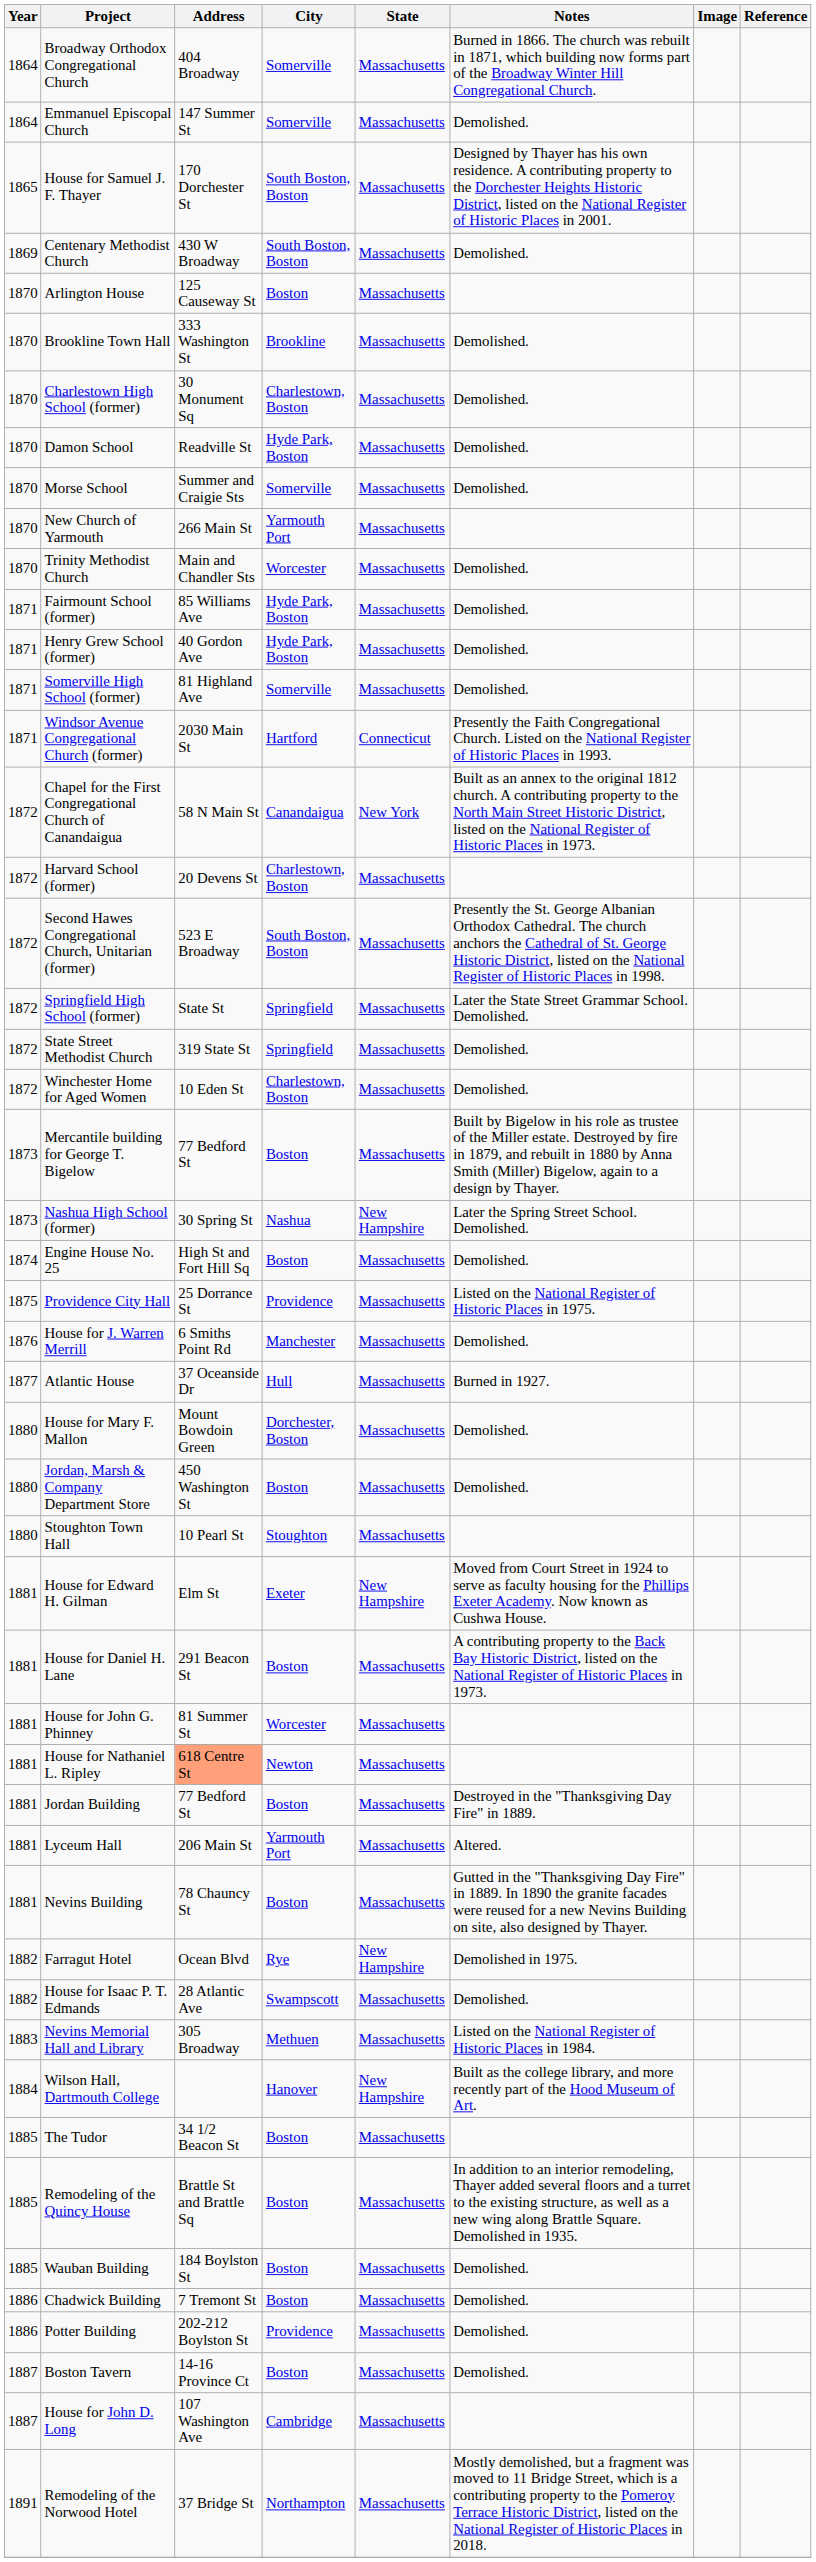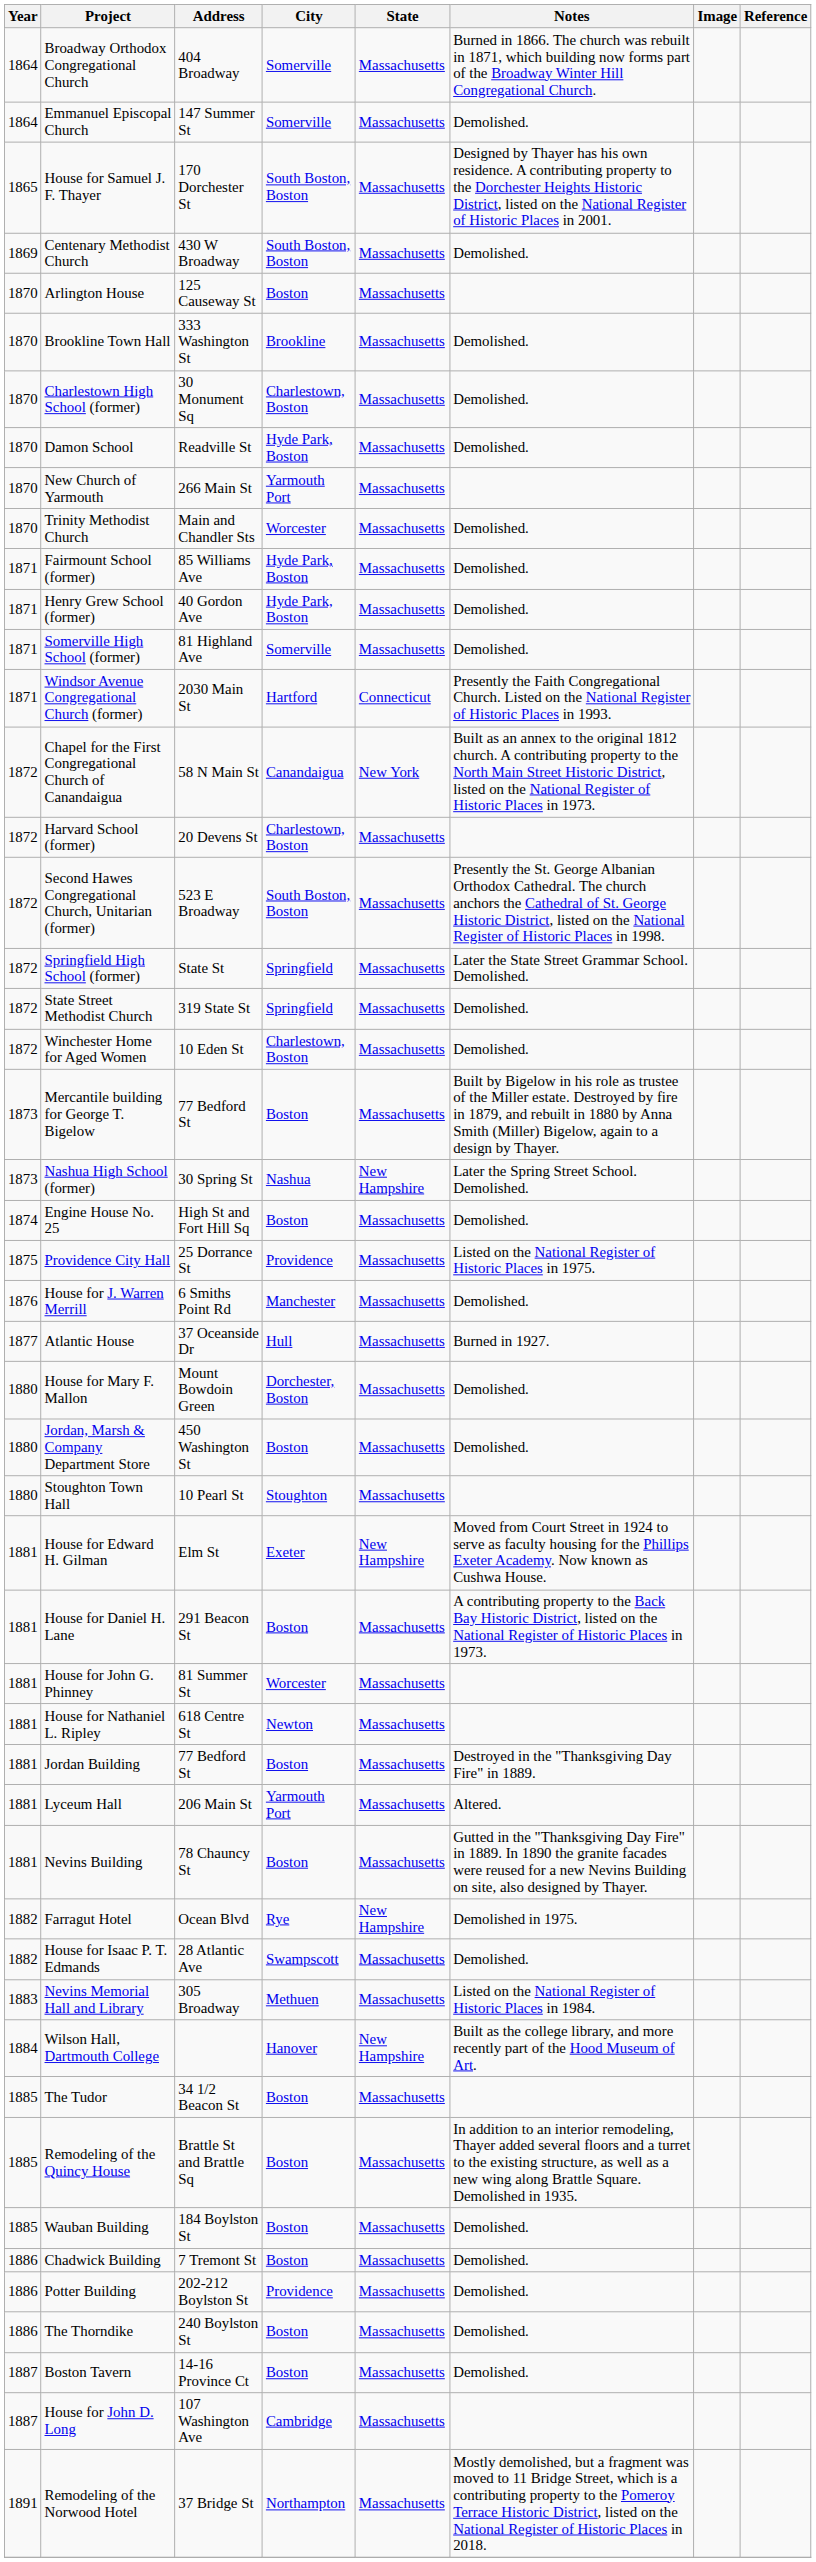- row: (86, 488)
(211, 1764) lightsalmon background -> (211, 1724) no background
+ row: (89, 2332)
